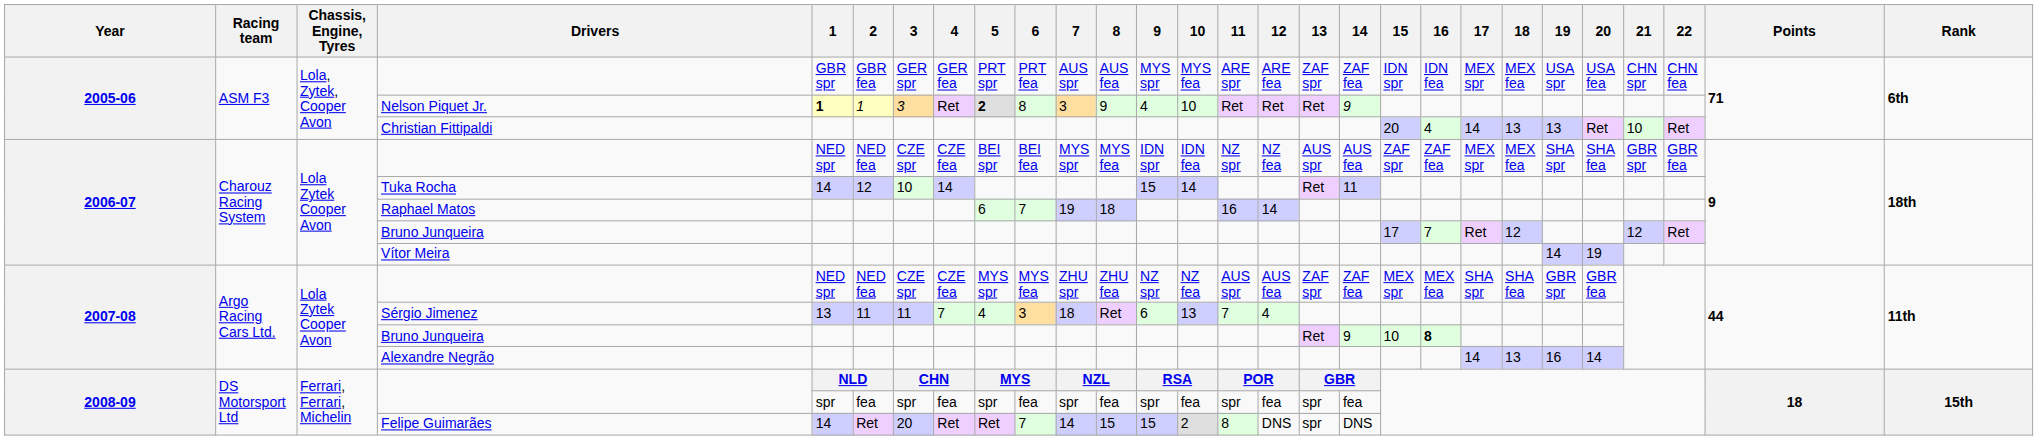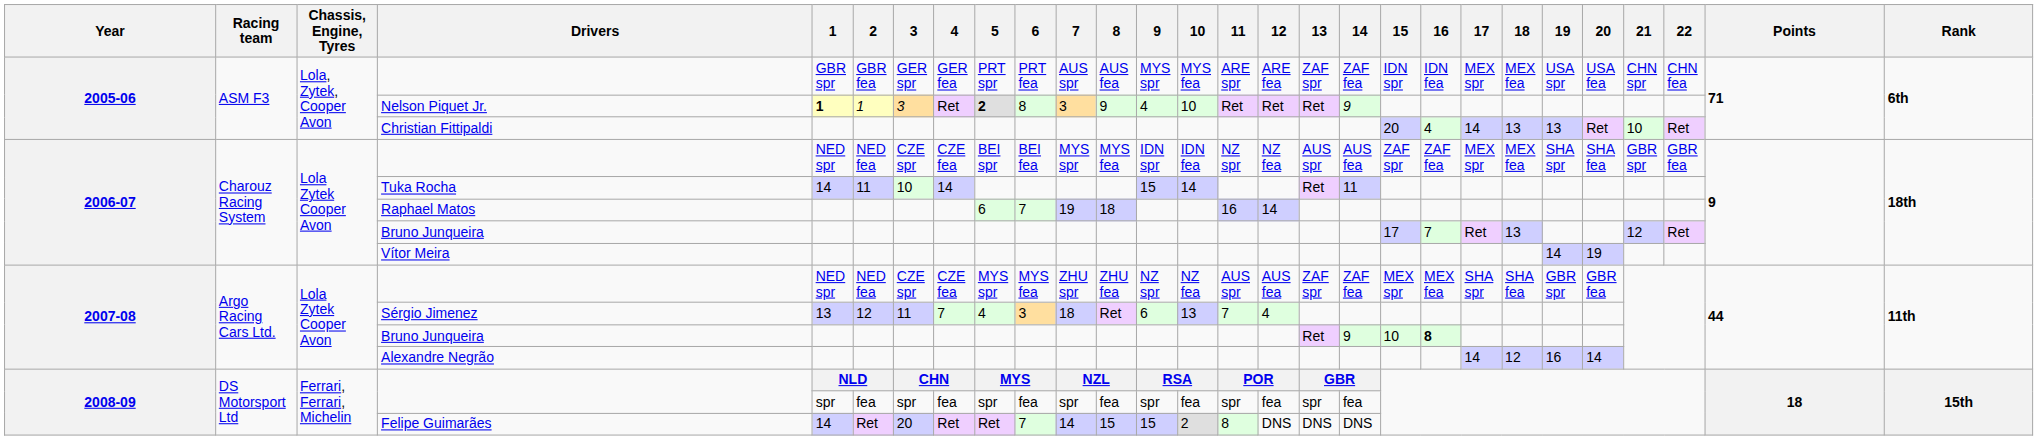(864, 187) 12 -> (863, 187) 11
(1513, 232) 12 -> (1513, 232) 13
(863, 313) 11 -> (864, 313) 12
(1513, 357) 13 -> (1513, 357) 12
(1312, 424) spr -> (1317, 424) DNS
